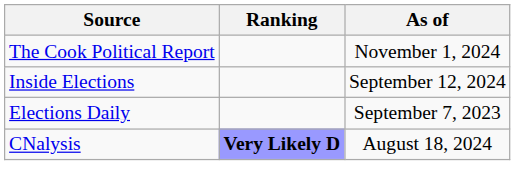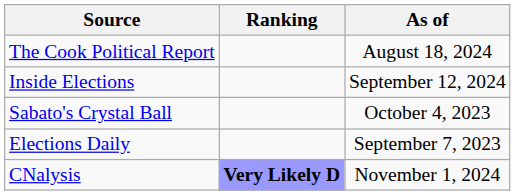(427, 50) November 1, 2024 -> (427, 50) August 18, 2024
+ row: (91, 112)
(427, 143) August 18, 2024 -> (427, 174) November 1, 2024
